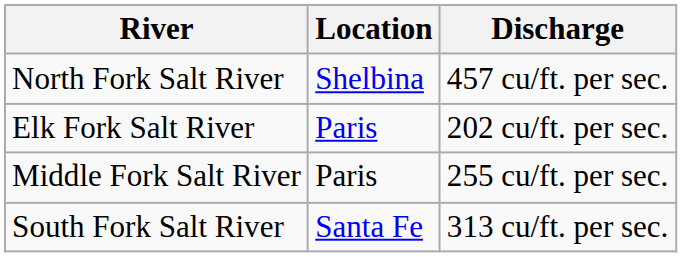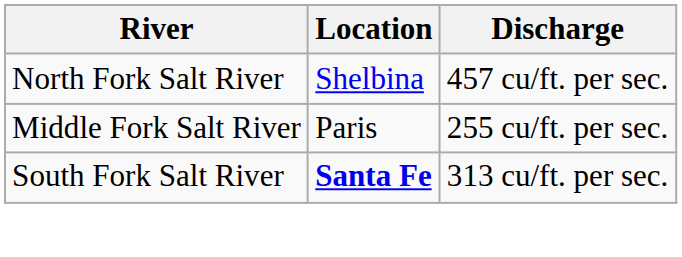- row: (133, 127)
(369, 226) normal -> (373, 176) bold
